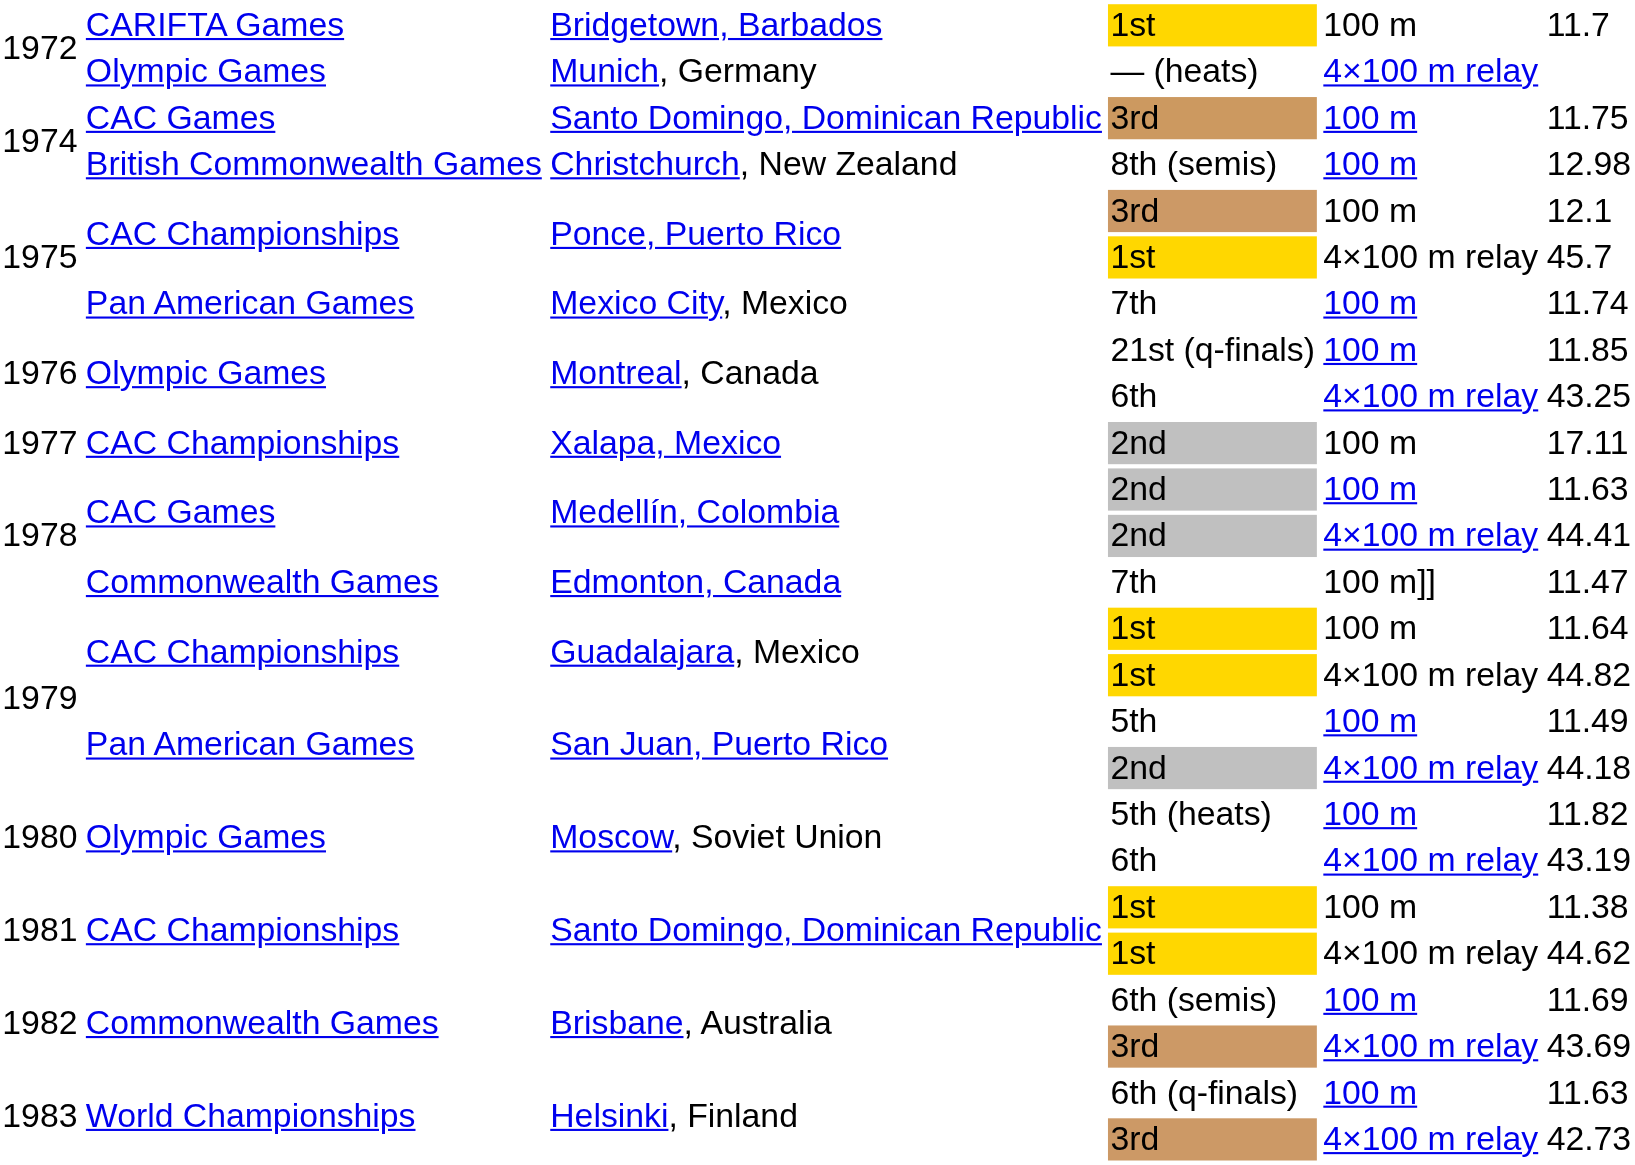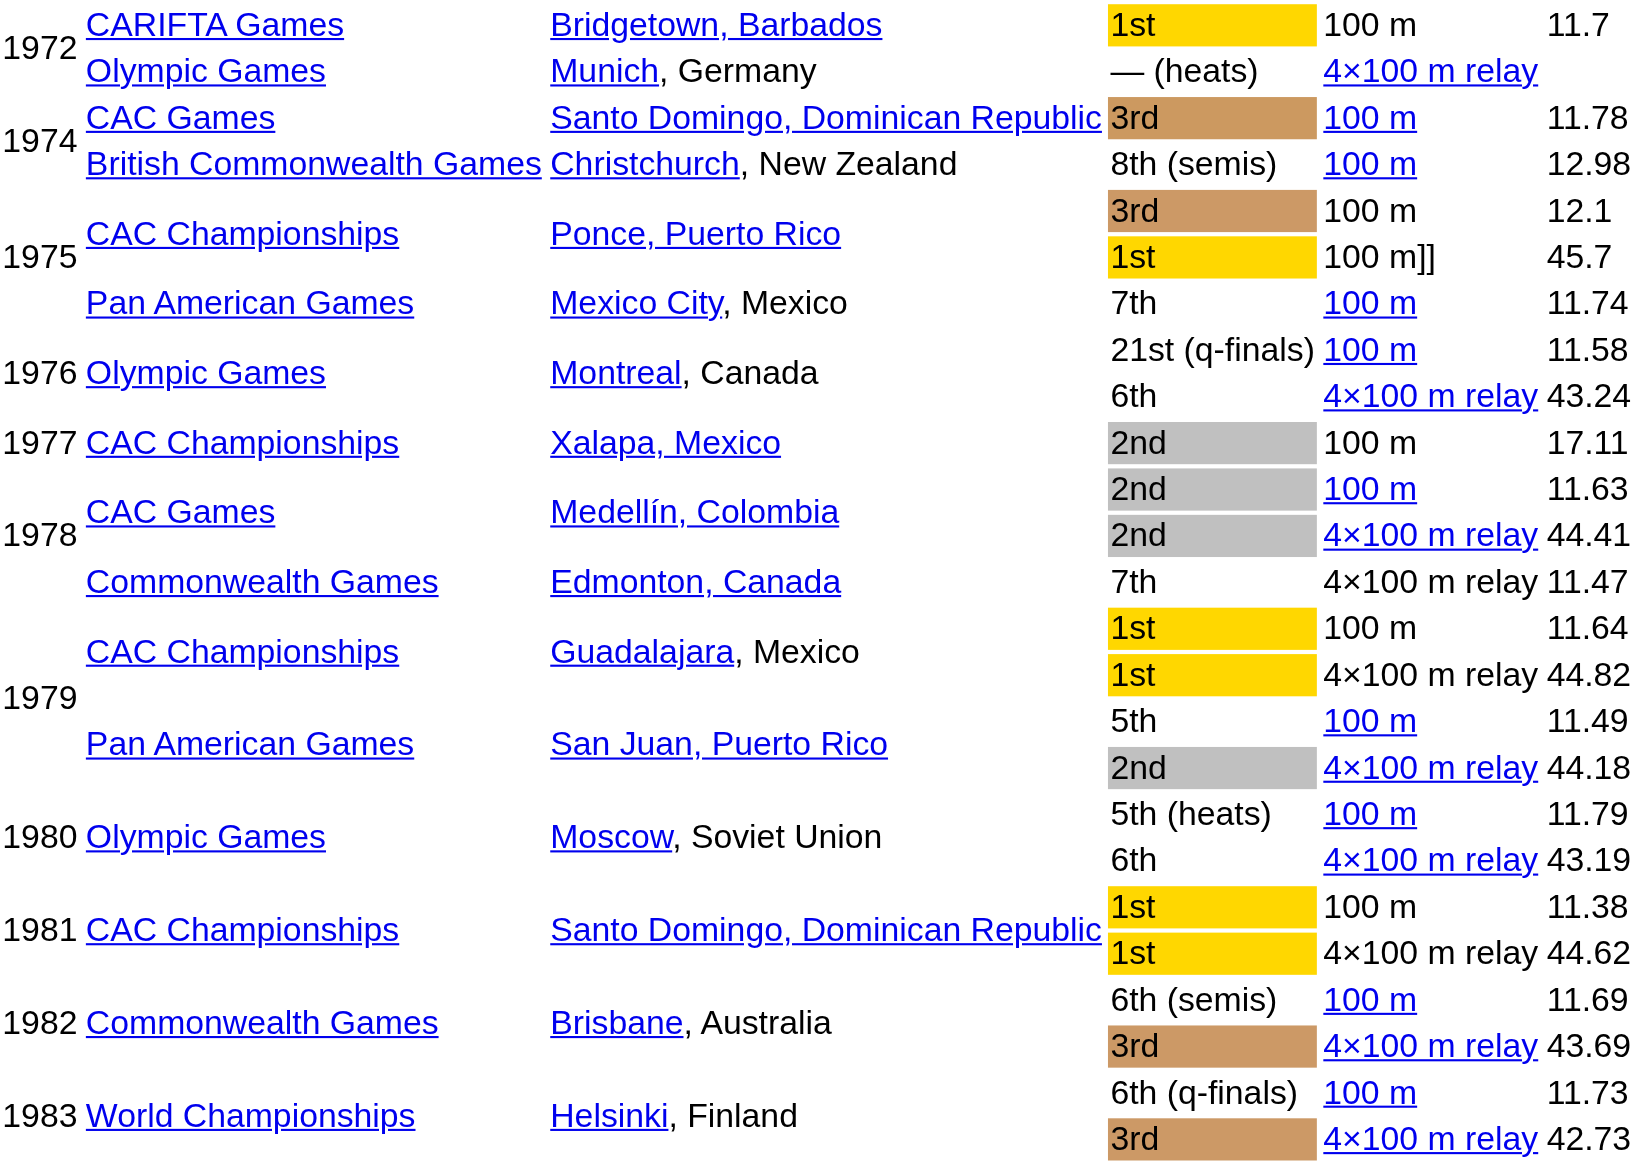(1588, 117) 11.75 -> (1588, 117) 11.78
(1431, 256) 4×100 m relay -> (1380, 256) 100 m]]
(1588, 349) 11.85 -> (1588, 349) 11.58
(1589, 396) 43.25 -> (1589, 396) 43.24
(1380, 581) 100 m]] -> (1431, 581) 4×100 m relay
(1588, 813) 11.82 -> (1588, 813) 11.79
(1588, 1092) 11.63 -> (1588, 1092) 11.73
